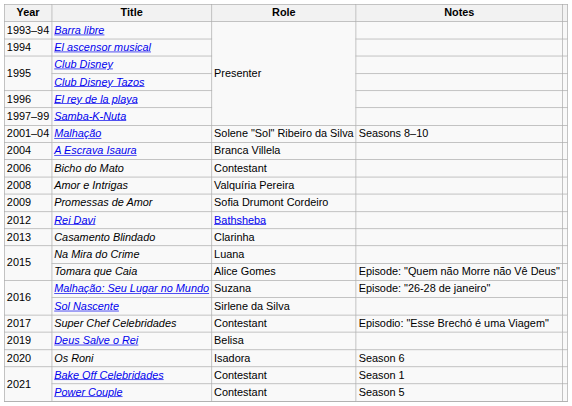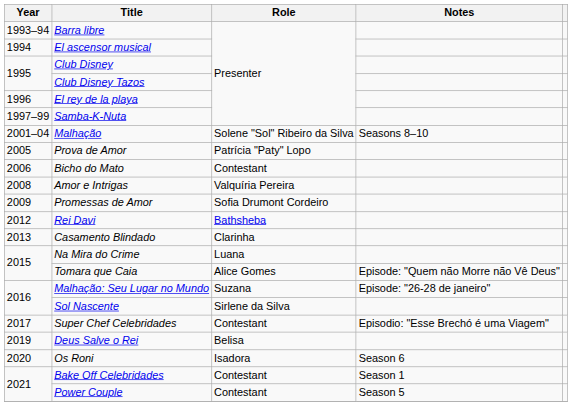- row: (95, 151)
+ row: (90, 151)
